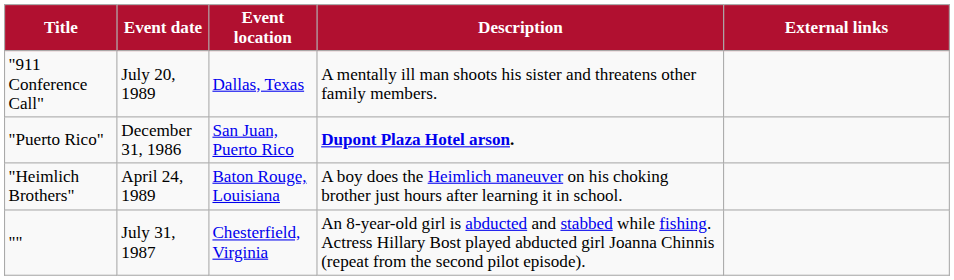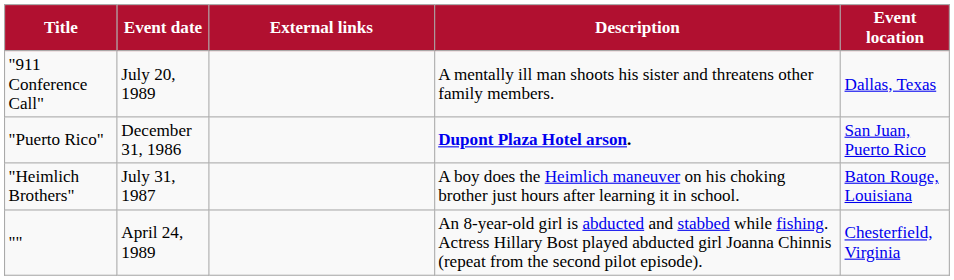columns swapped: (263, 27) <-> (836, 27)
(152, 186) April 24, 1989 -> (148, 186) July 31, 1987
(148, 242) July 31, 1987 -> (152, 242) April 24, 1989
